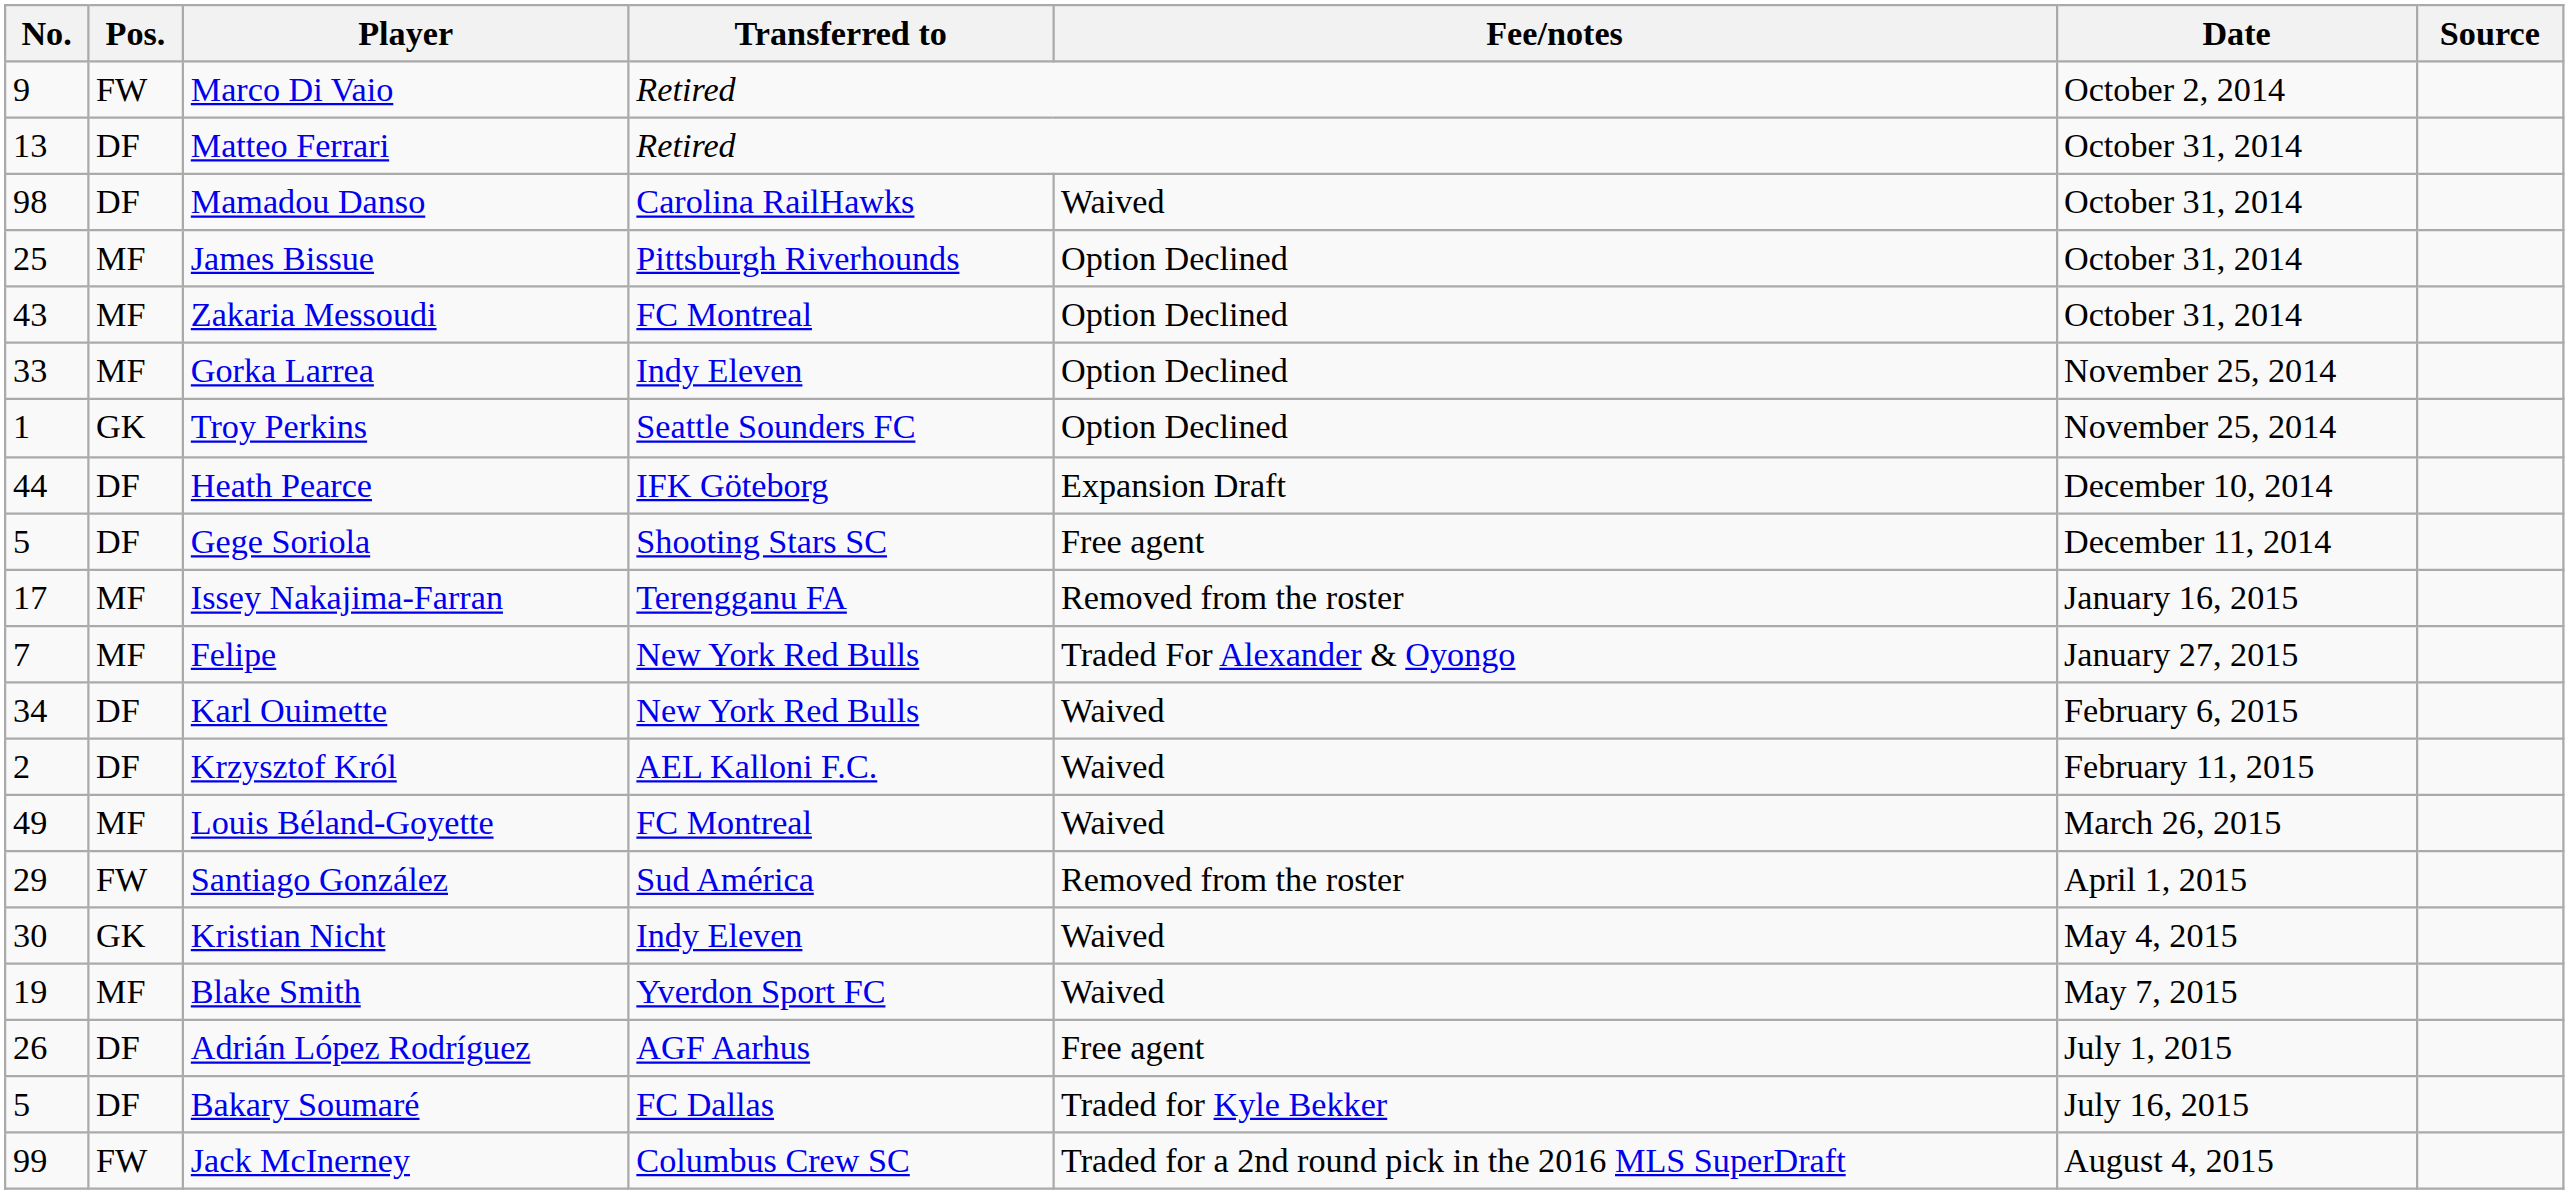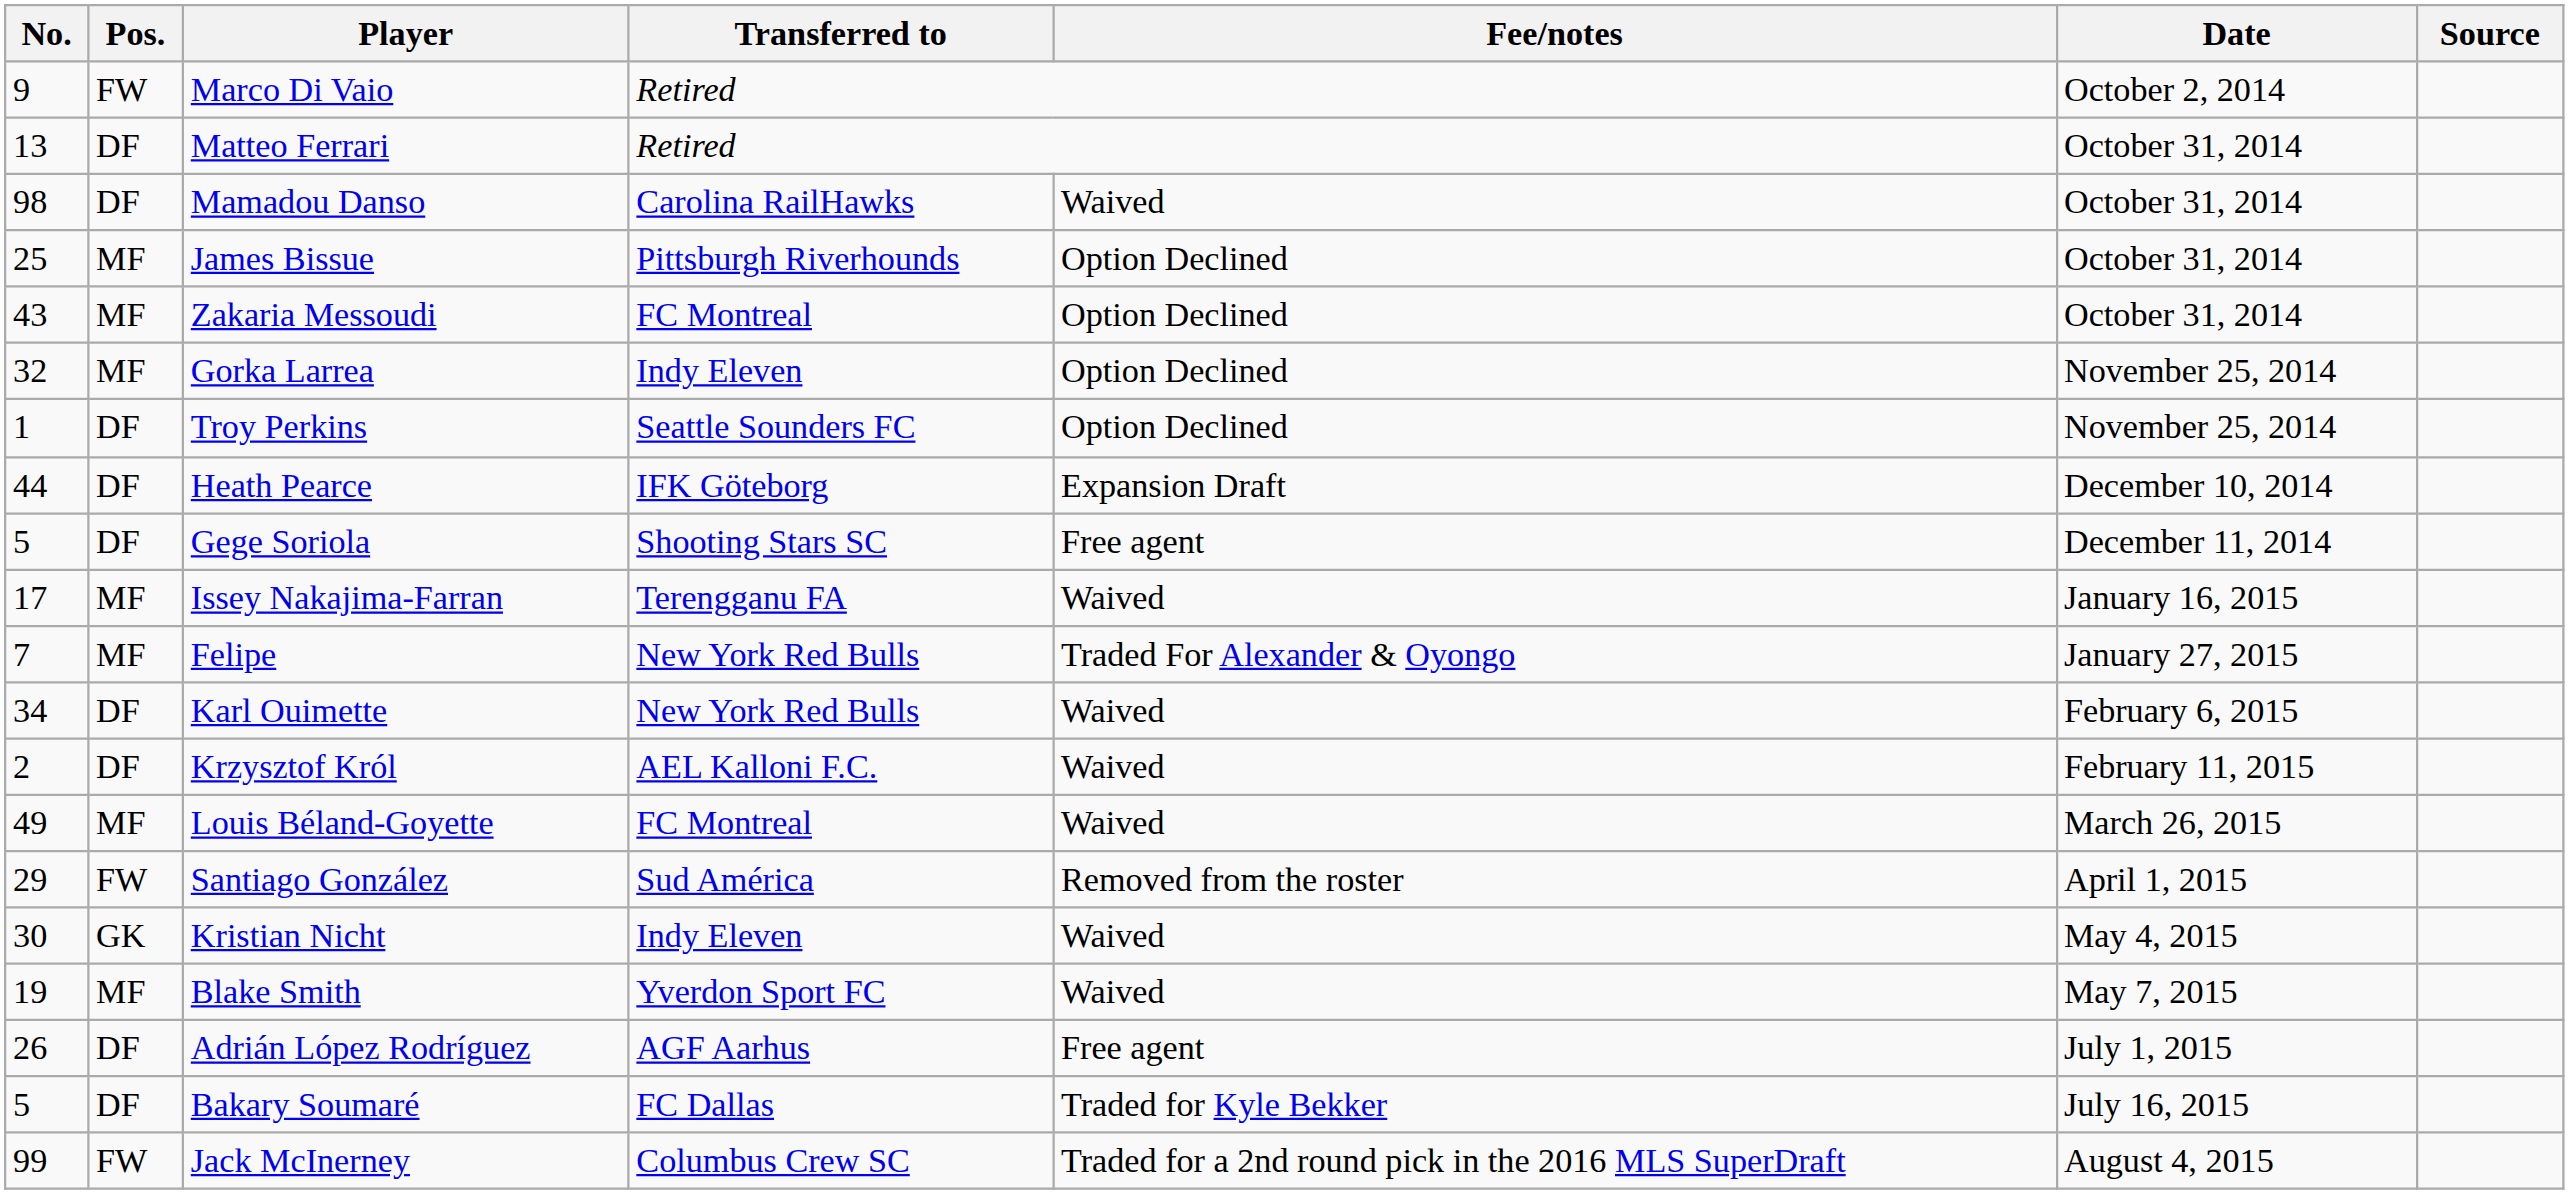(30, 371) 33 -> (30, 371) 32
(121, 427) GK -> (118, 427) DF
(1232, 596) Removed from the roster -> (1113, 596) Waived
